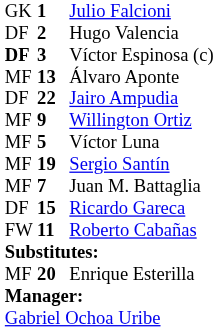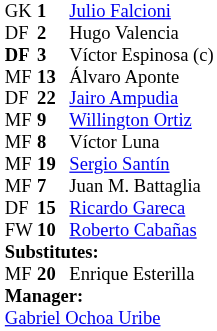(42, 142) 5 -> (42, 142) 8
(46, 230) 11 -> (46, 230) 10
